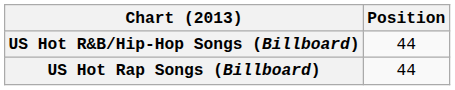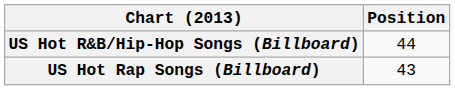(406, 71) 44 -> (406, 71) 43
